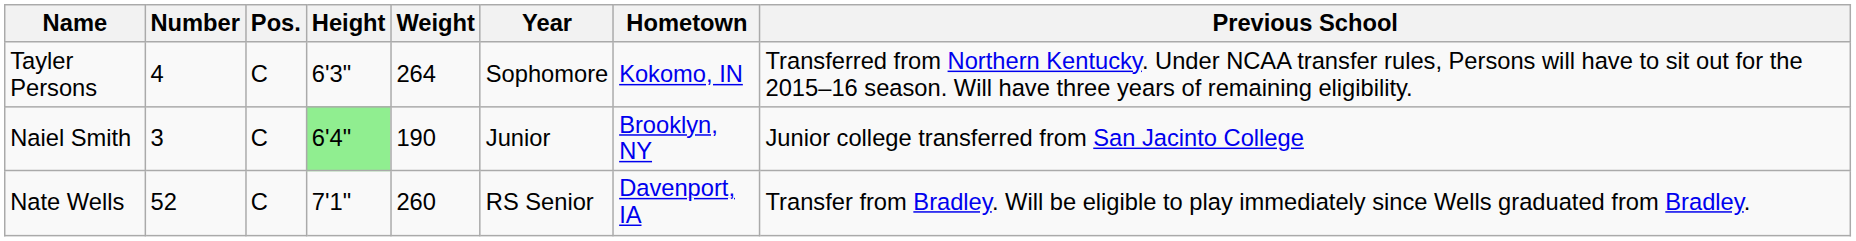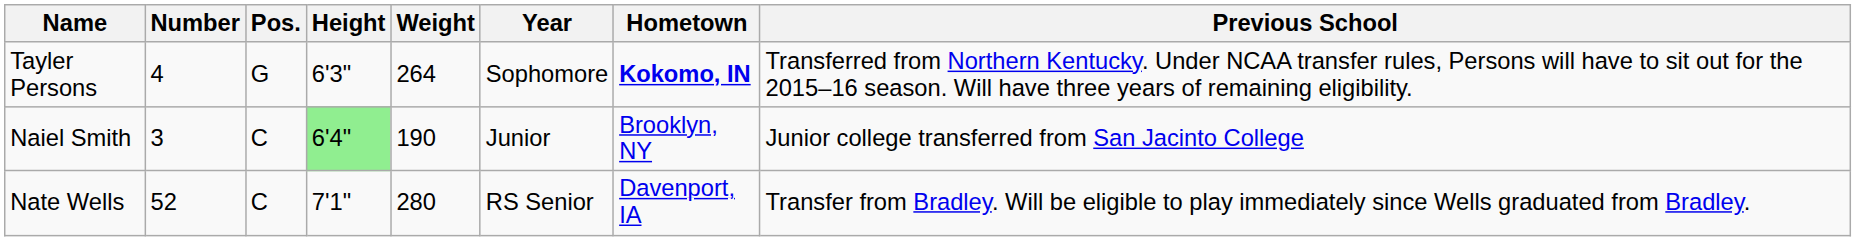(259, 74) C -> (260, 74) G
(681, 74) normal -> (685, 74) bold
(416, 202) 260 -> (416, 202) 280
